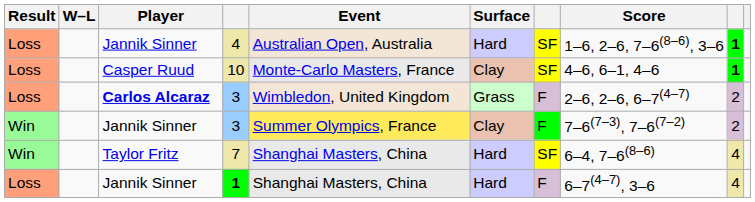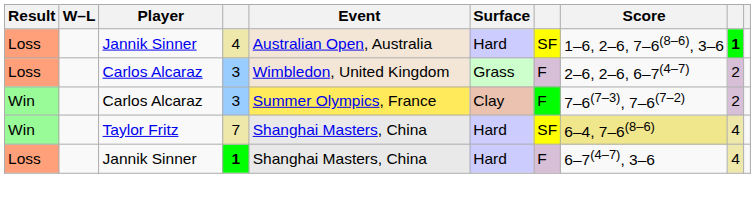- row: (24, 70)
(156, 96) bold -> (153, 72) normal
(150, 125) Jannik Sinner -> (153, 101) Carlos Alcaraz
(610, 154) no background -> (610, 129) khaki background
